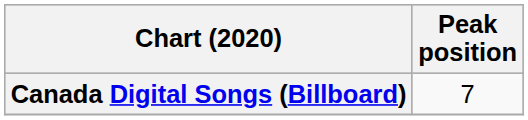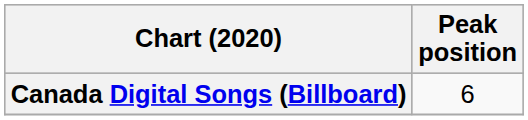(468, 93) 7 -> (468, 93) 6
